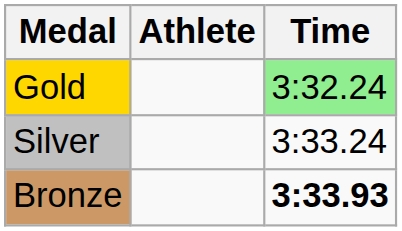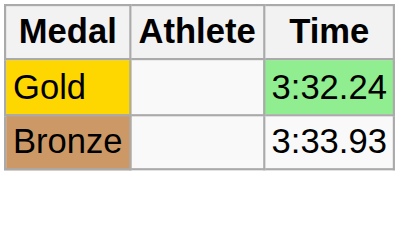- row: (56, 141)
(330, 196) bold -> (329, 141) normal
